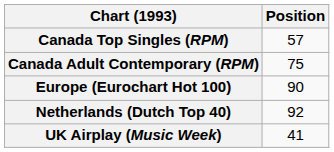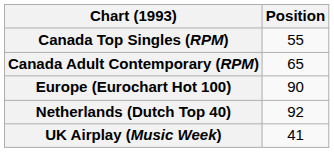(295, 40) 57 -> (295, 40) 55
(295, 64) 75 -> (295, 64) 65
